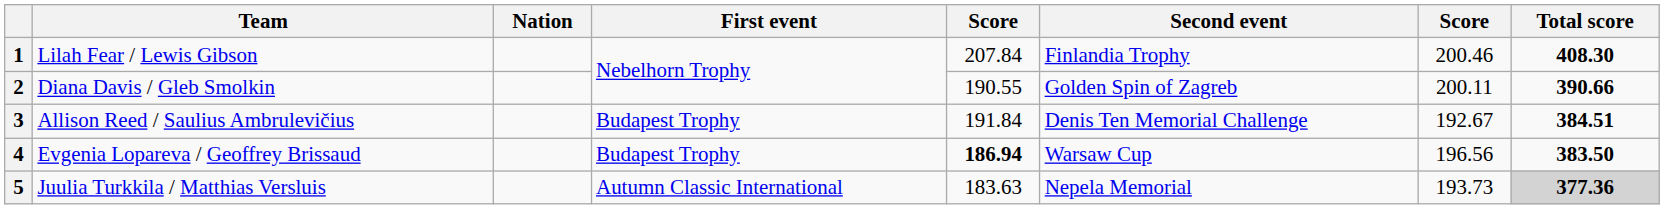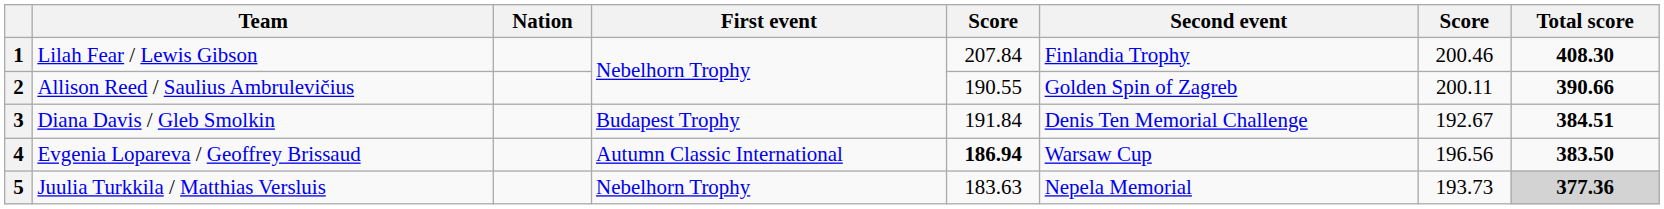(156, 87) Diana Davis / Gleb Smolkin -> (196, 87) Allison Reed / Saulius Ambrulevičius
(196, 120) Allison Reed / Saulius Ambrulevičius -> (156, 120) Diana Davis / Gleb Smolkin
(668, 154) Budapest Trophy -> (719, 154) Autumn Classic International
(719, 187) Autumn Classic International -> (673, 187) Nebelhorn Trophy
